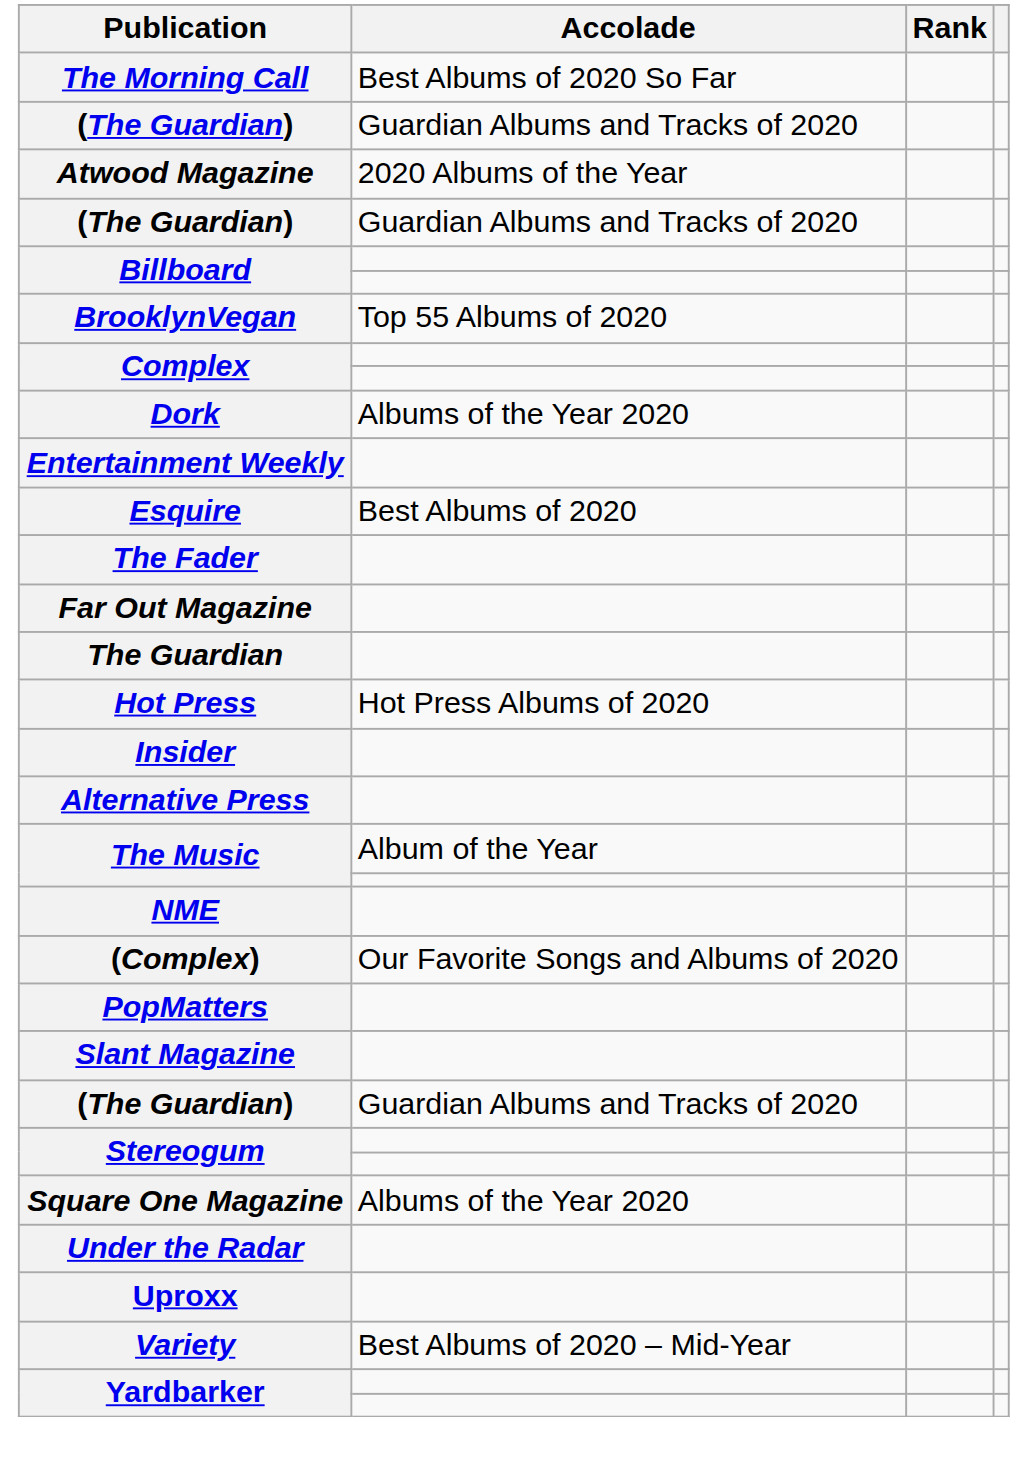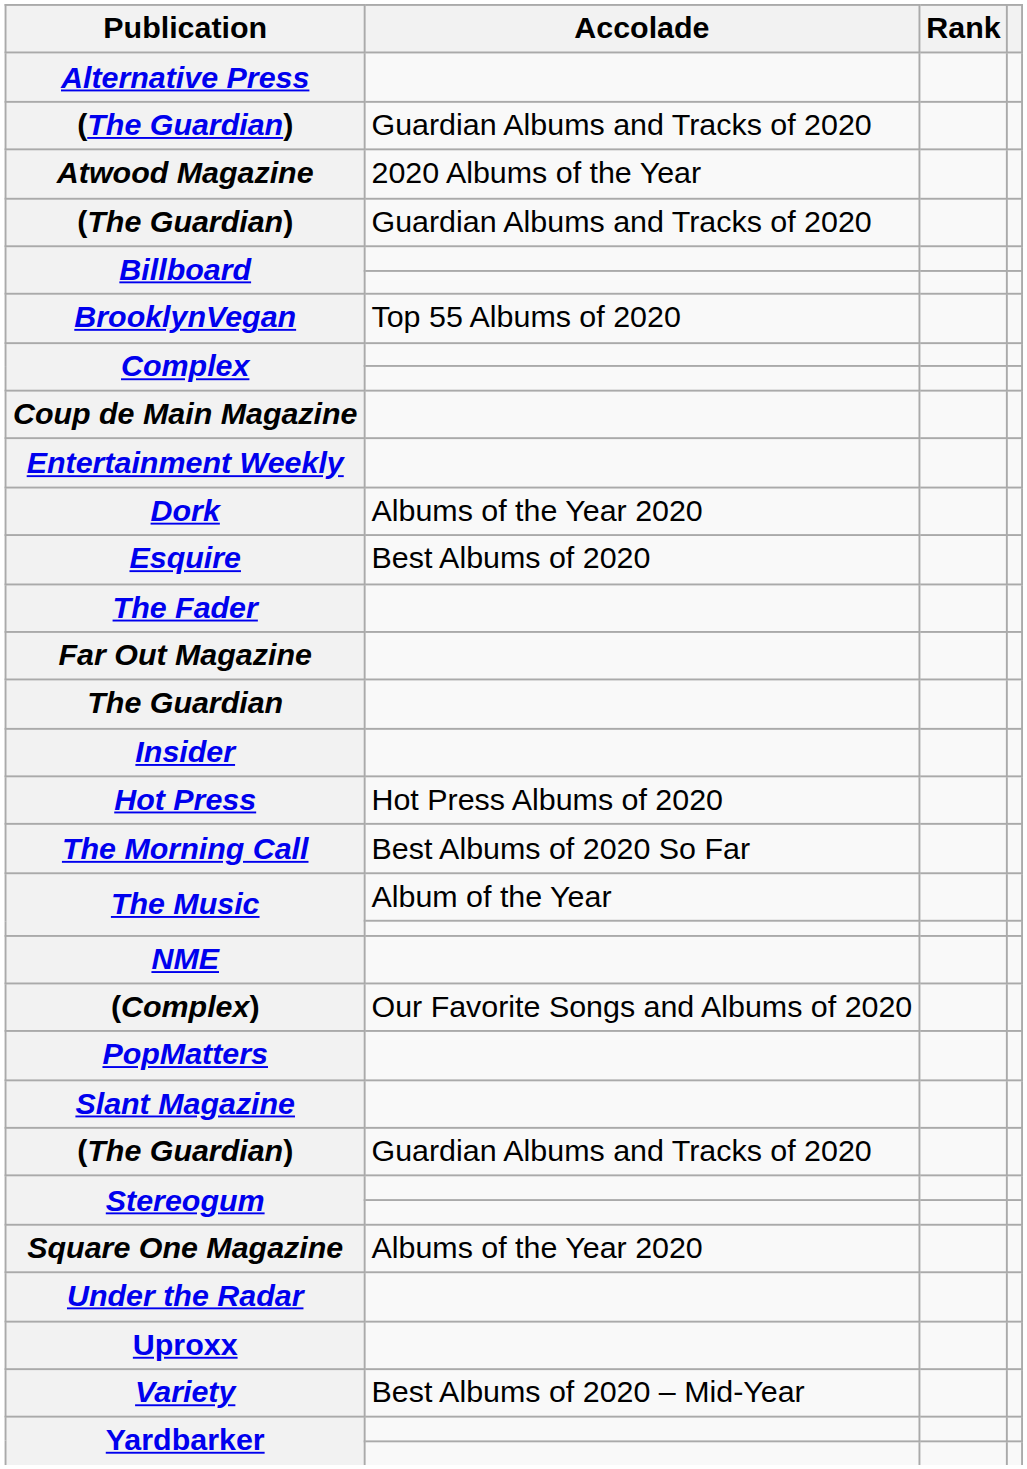rows swapped: (185, 800) <-> (185, 76)
+ row: (185, 414)
rows swapped: (185, 414) <-> (185, 462)
rows swapped: (185, 703) <-> (185, 751)
